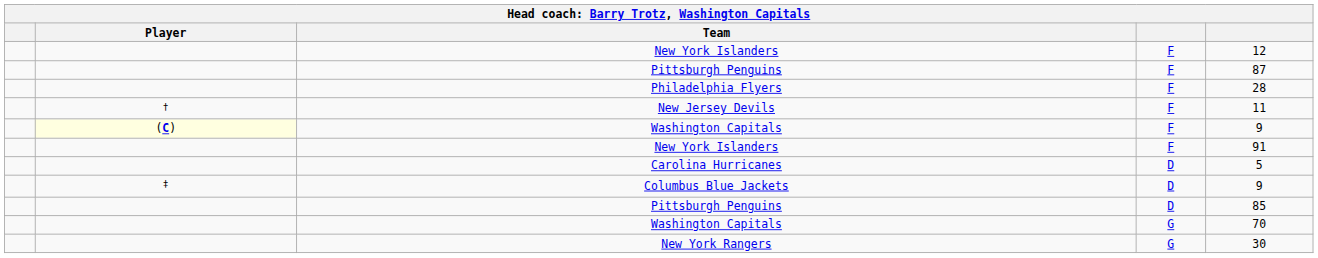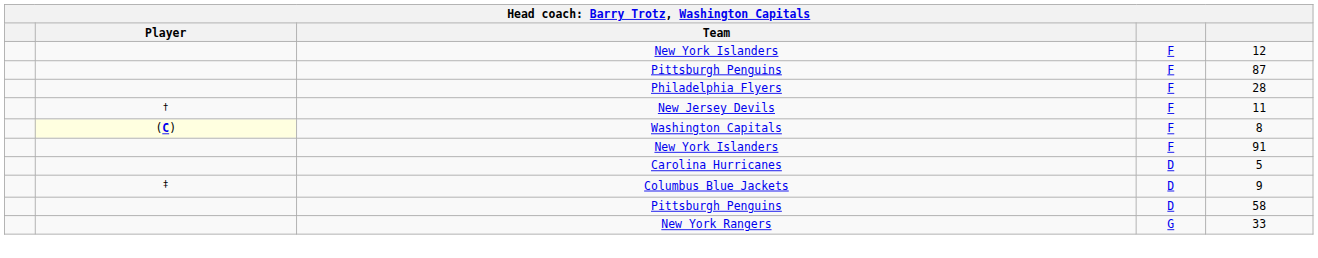(1259, 129) 9 -> (1259, 129) 8
(1259, 206) 85 -> (1259, 206) 58
- row: (716, 225)
(1259, 243) 30 -> (1259, 225) 33
